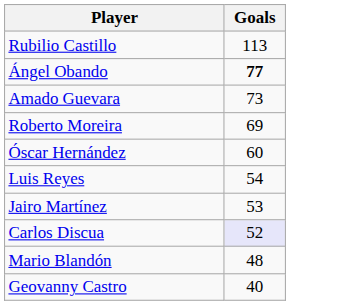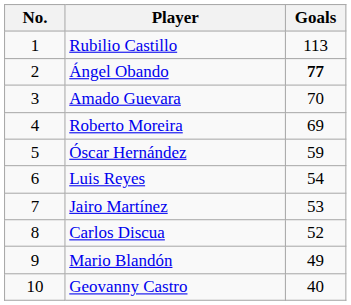+ column: (35, 17)
(255, 98) 73 -> (316, 98) 70
(255, 152) 60 -> (316, 152) 59
(255, 233) lavender background -> (316, 233) no background
(255, 260) 48 -> (316, 260) 49
